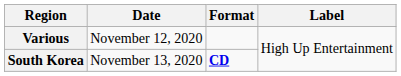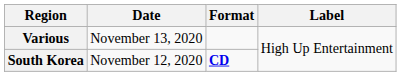(146, 37) November 12, 2020 -> (146, 37) November 13, 2020
(146, 60) November 13, 2020 -> (146, 60) November 12, 2020
